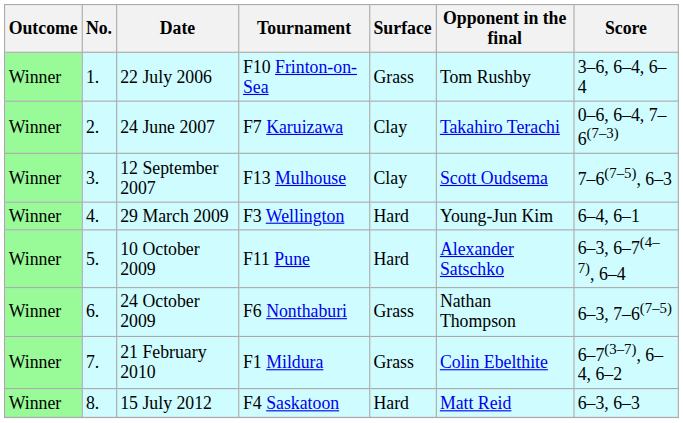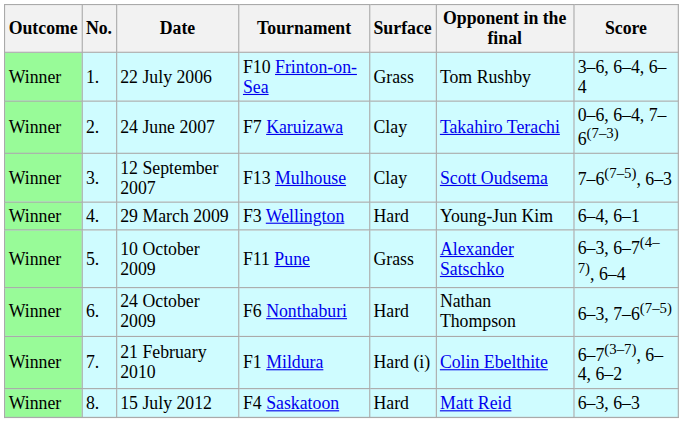(391, 258) Hard -> (394, 258) Grass
(394, 311) Grass -> (391, 311) Hard
(394, 362) Grass -> (402, 362) Hard (i)
